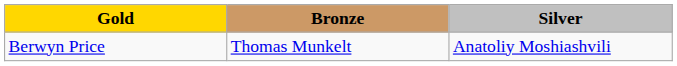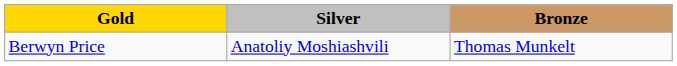columns swapped: (561, 18) <-> (338, 18)
